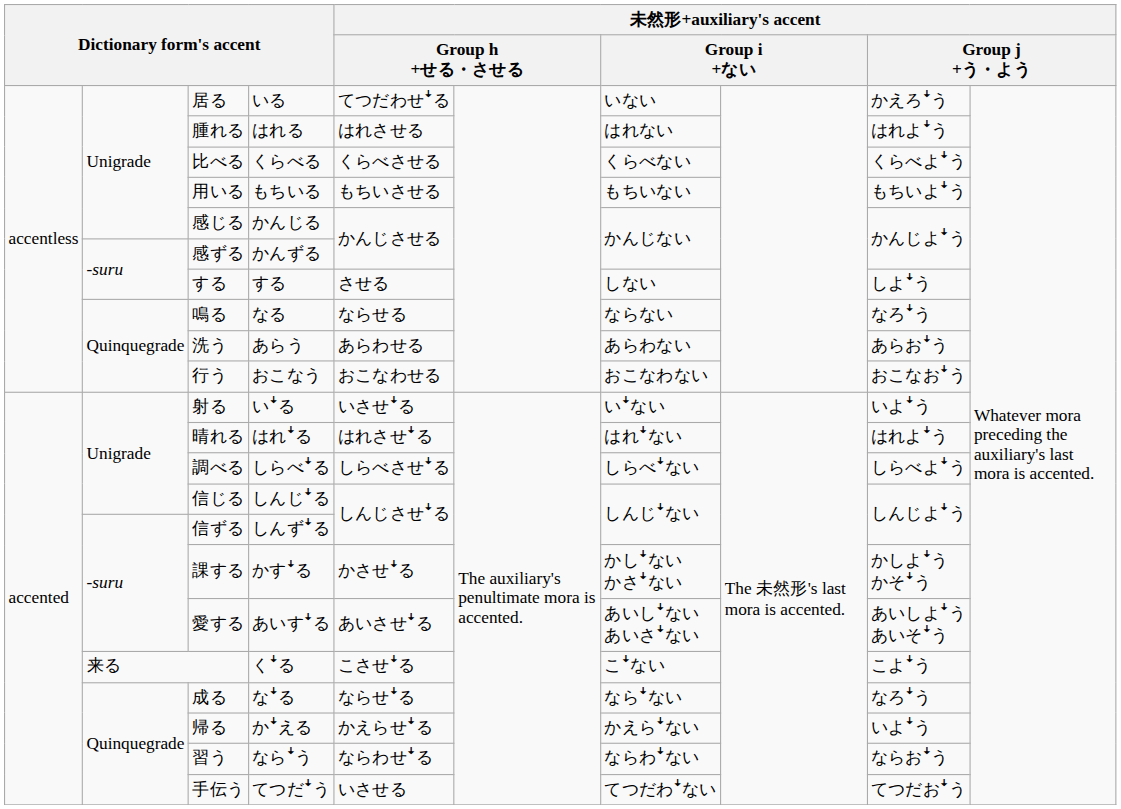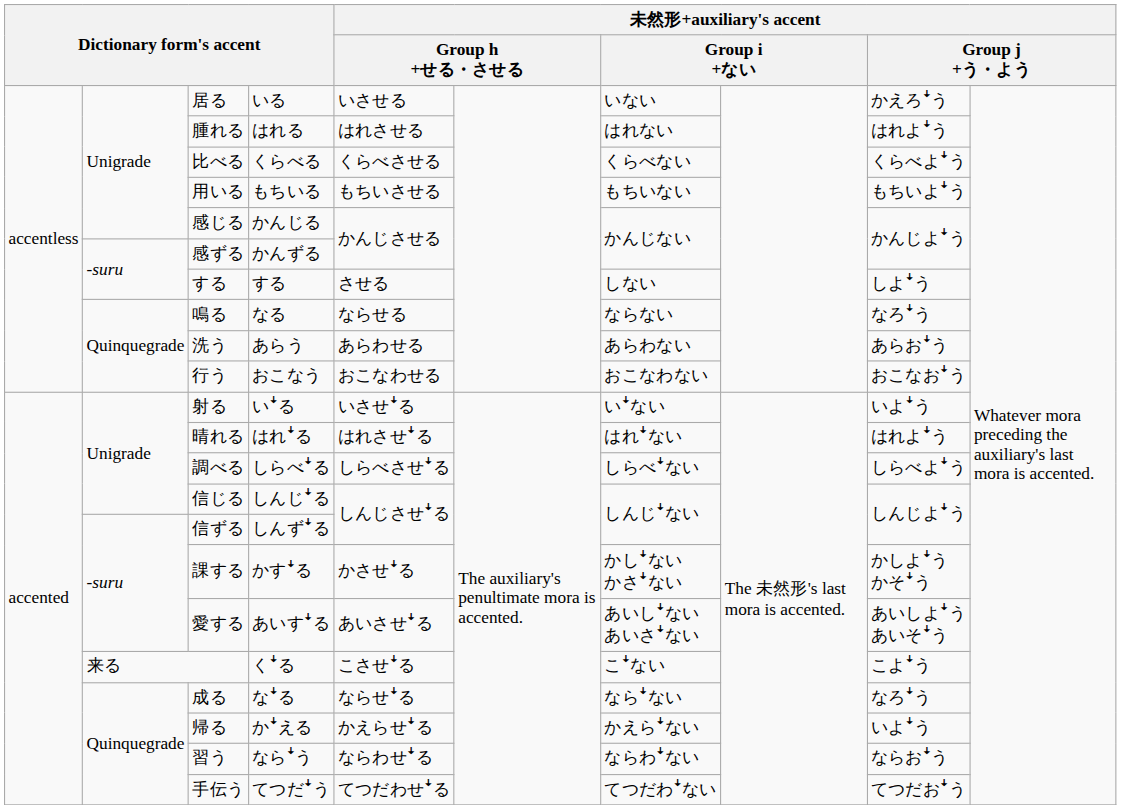(394, 100) てつだわせꜜる -> (372, 100) いさせる
(372, 788) いさせる -> (394, 788) てつだわせꜜる
